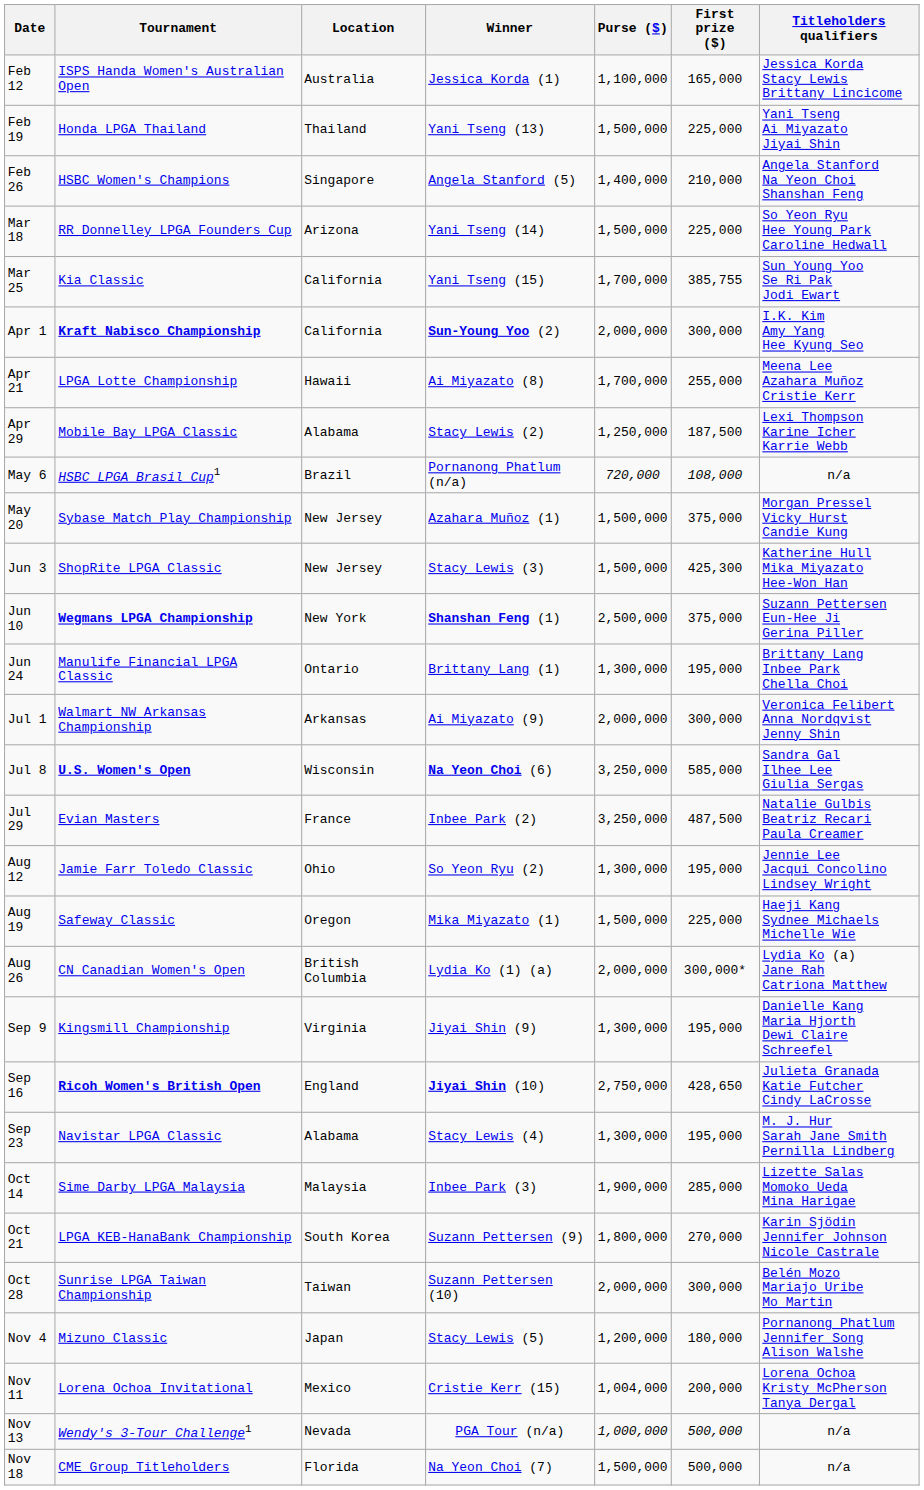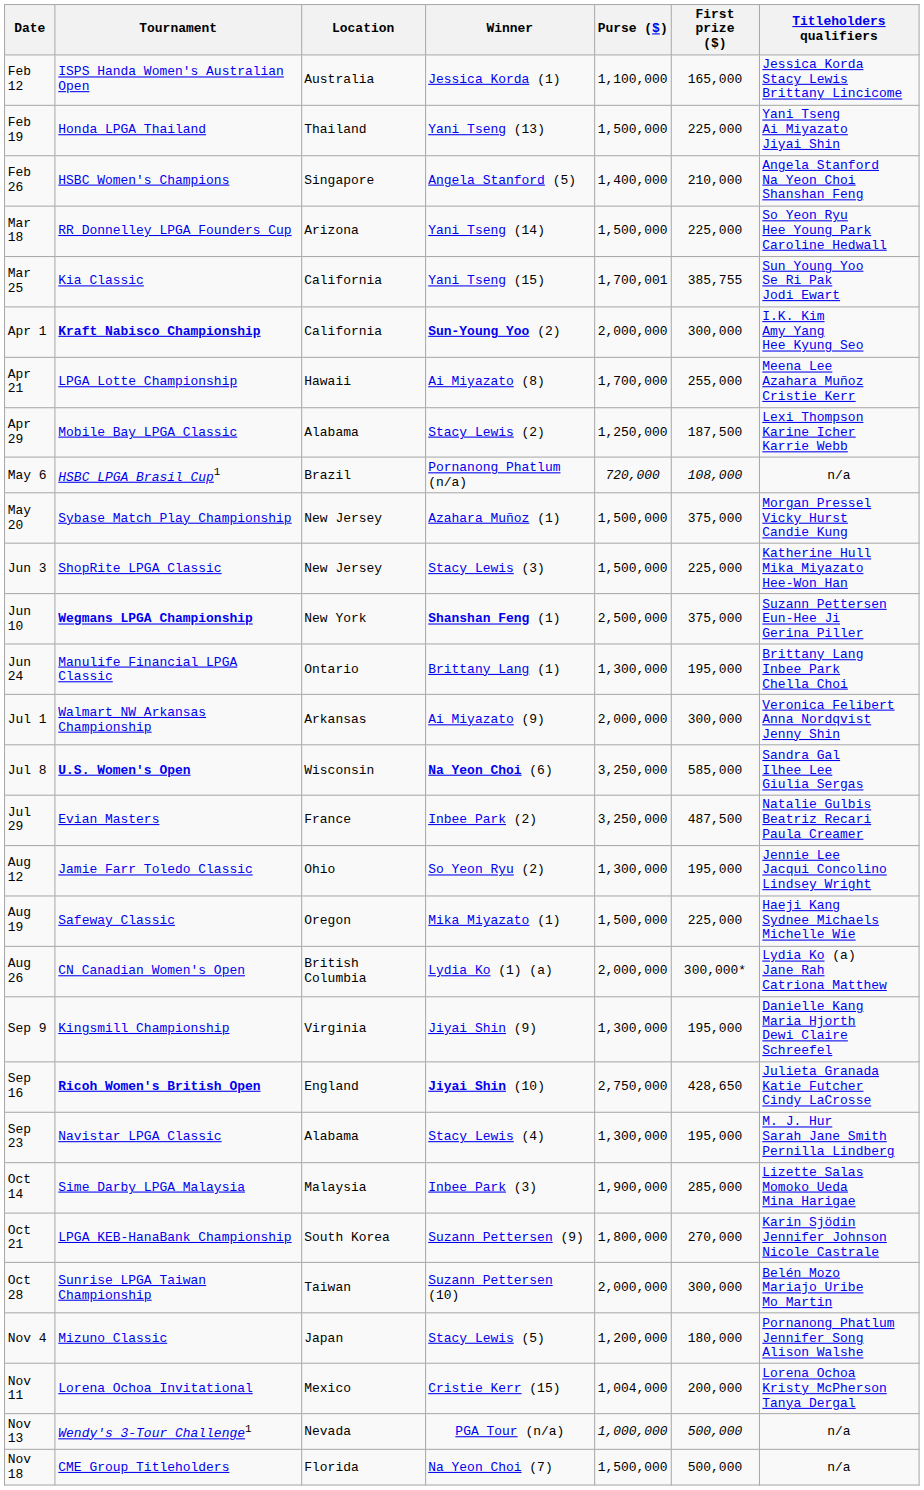(633, 282) 1,700,000 -> (633, 282) 1,700,001
(715, 569) 425,300 -> (715, 569) 225,000
